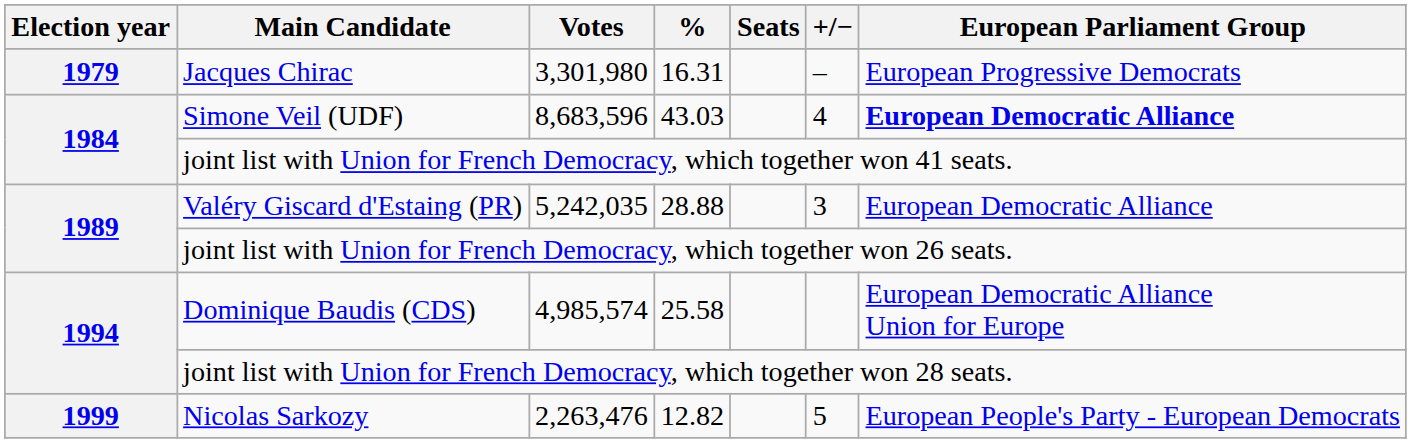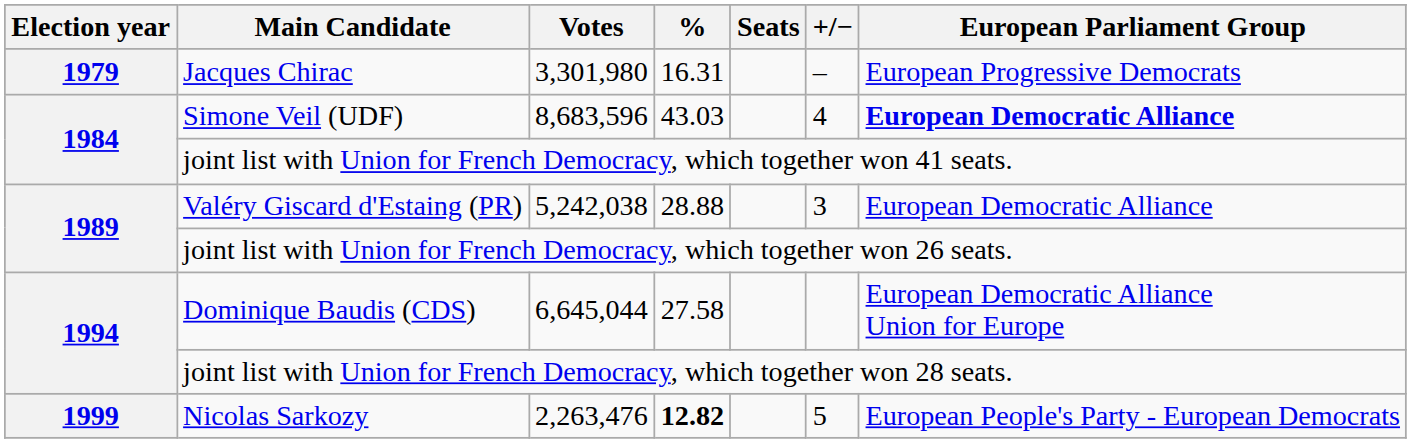(591, 205) 5,242,035 -> (591, 205) 5,242,038
(591, 310) 4,985,574 -> (591, 310) 6,645,044
(692, 310) 25.58 -> (692, 310) 27.58
(692, 415) normal -> (692, 415) bold
